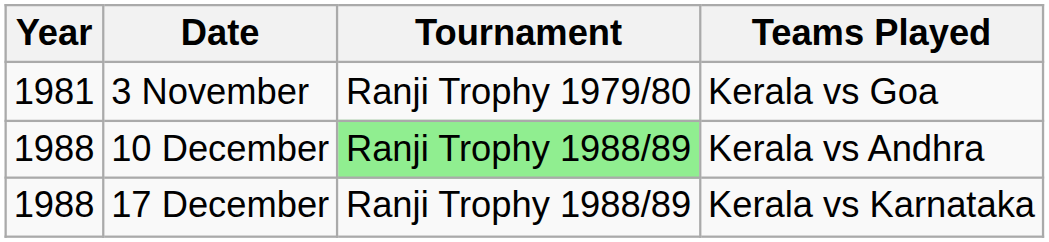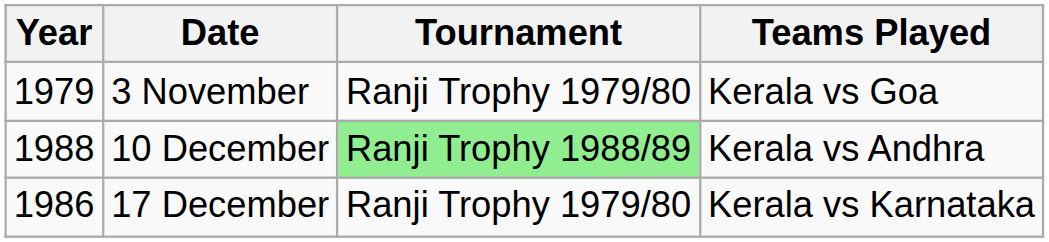(54, 90) 1981 -> (54, 90) 1979
(54, 206) 1988 -> (54, 206) 1986
(519, 206) Ranji Trophy 1988/89 -> (519, 206) Ranji Trophy 1979/80
